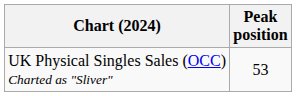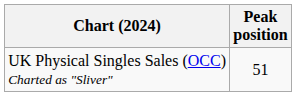(260, 69) 53 -> (260, 69) 51
